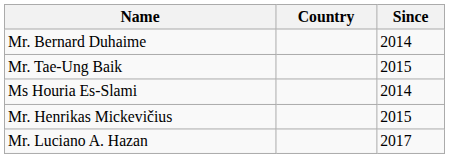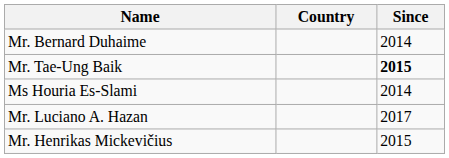(396, 66) normal -> (396, 66) bold
rows swapped: (90, 116) <-> (78, 141)
